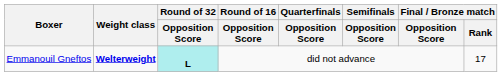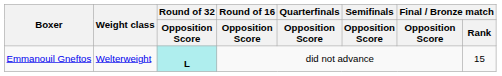(126, 59) bold -> (124, 59) normal
(480, 59) 17 -> (479, 59) 15
